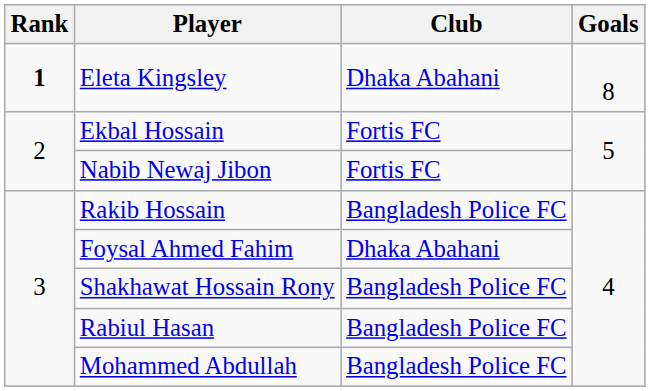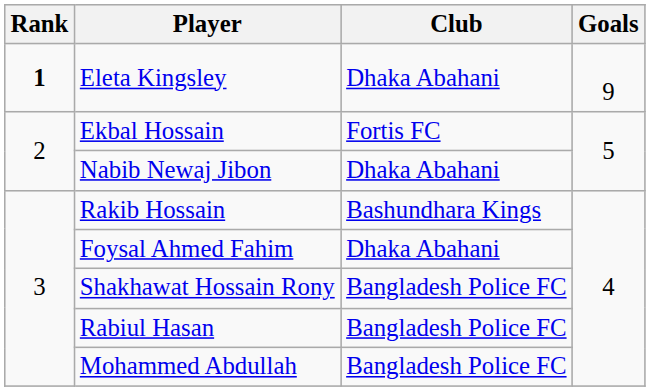(608, 91) 8 -> (608, 91) 9
(393, 170) Fortis FC -> (423, 170) Dhaka Abahani
(456, 209) Bangladesh Police FC -> (444, 209) Bashundhara Kings
